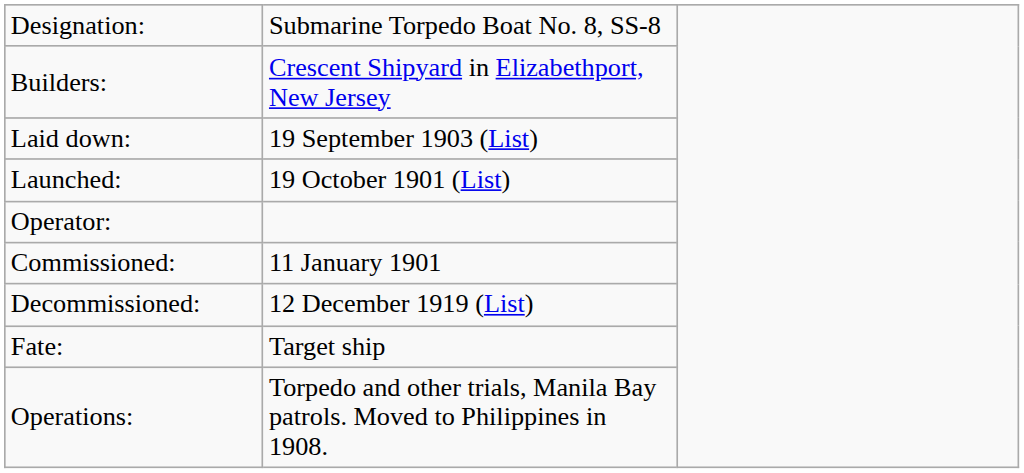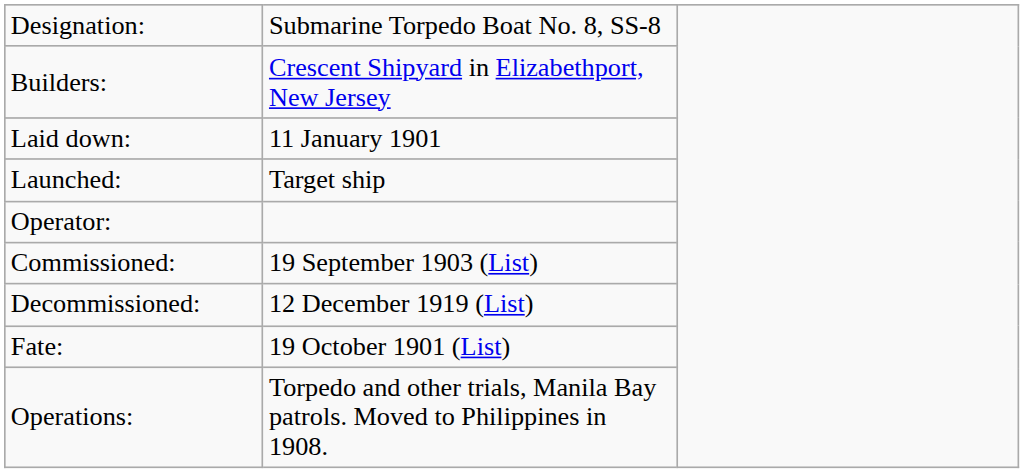(403, 138) 19 September 1903 (List) -> (355, 138) 11 January 1901
(390, 179) 19 October 1901 (List) -> (327, 179) Target ship
(355, 262) 11 January 1901 -> (403, 262) 19 September 1903 (List)
(327, 346) Target ship -> (390, 346) 19 October 1901 (List)
